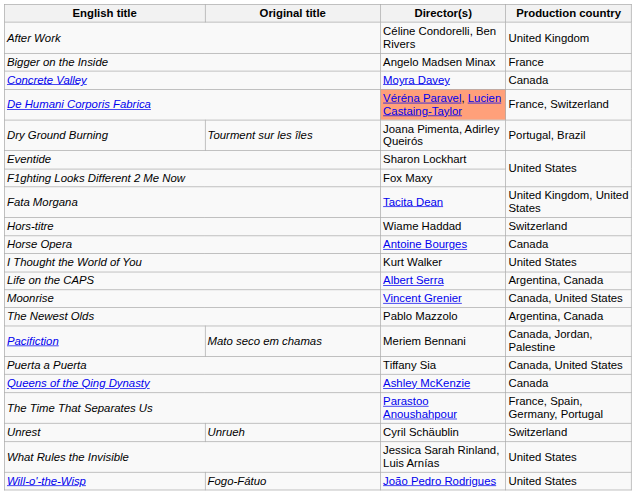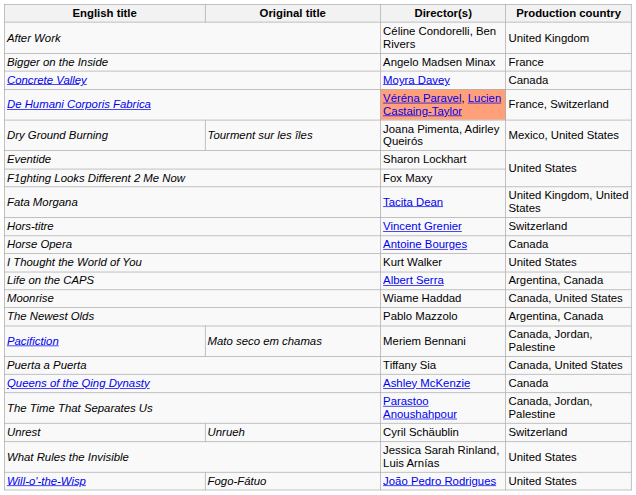(547, 135) Portugal, Brazil -> (564, 135) Mexico, United States
(422, 226) Wiame Haddad -> (422, 226) Vincent Grenier
(422, 298) Vincent Grenier -> (422, 298) Wiame Haddad
(556, 408) France, Spain, Germany, Portugal -> (551, 408) Canada, Jordan, Palestine
